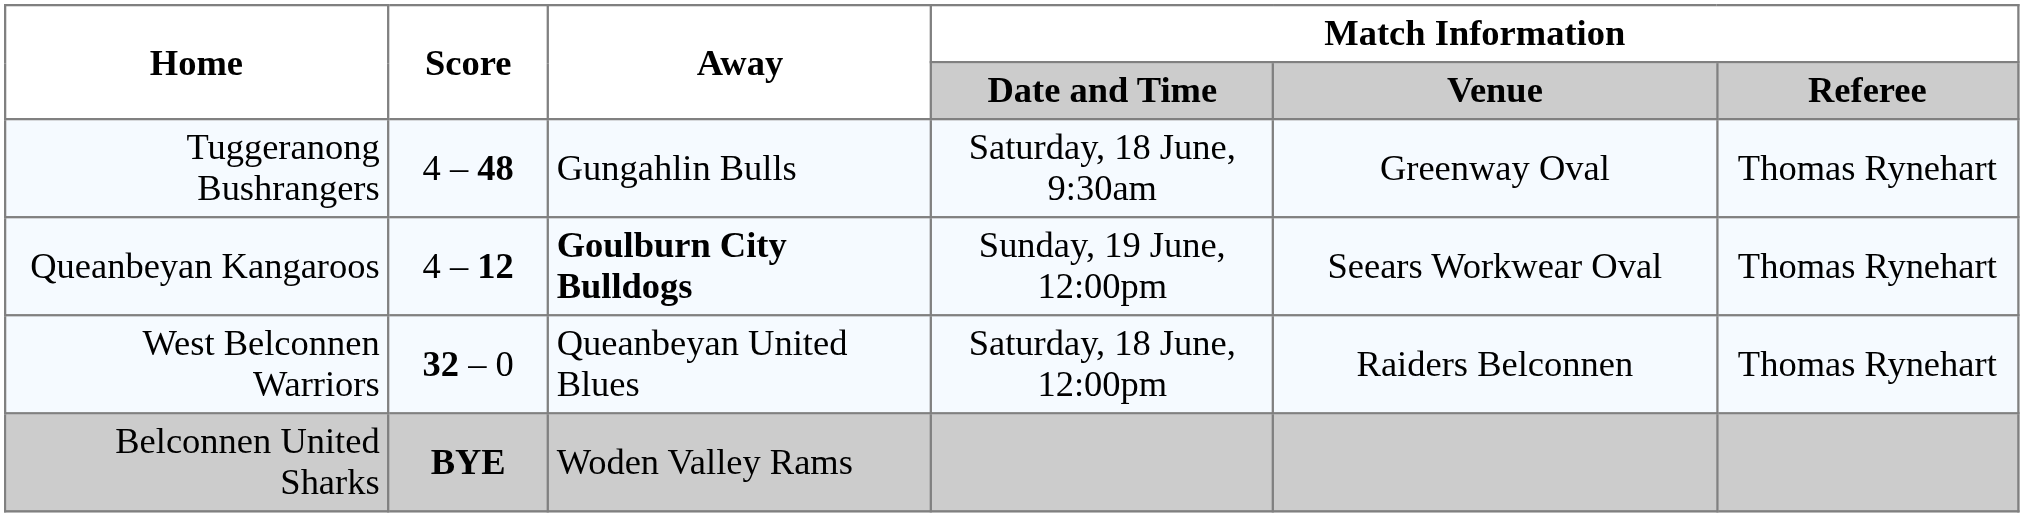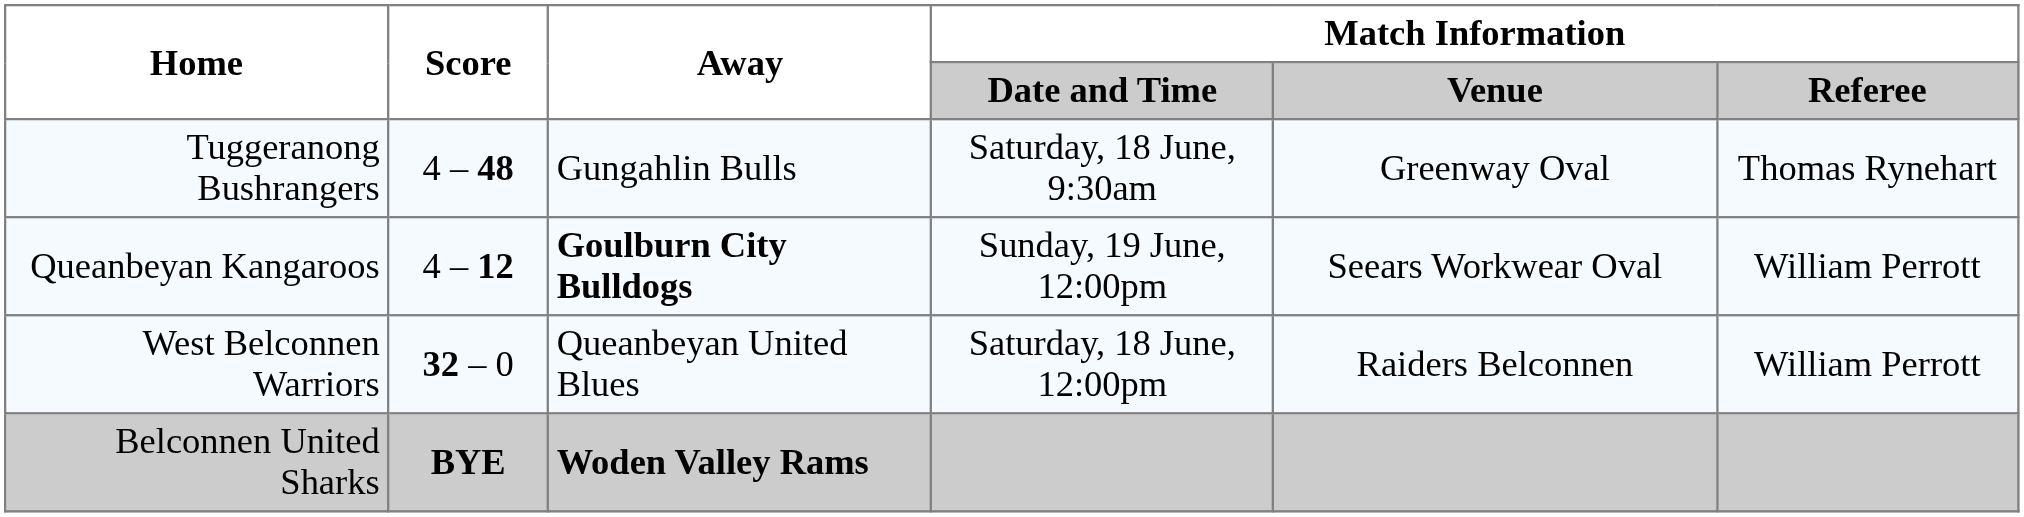(1867, 265) Thomas Rynehart -> (1867, 265) William Perrott
(1867, 363) Thomas Rynehart -> (1867, 363) William Perrott
(705, 461) normal -> (713, 461) bold
